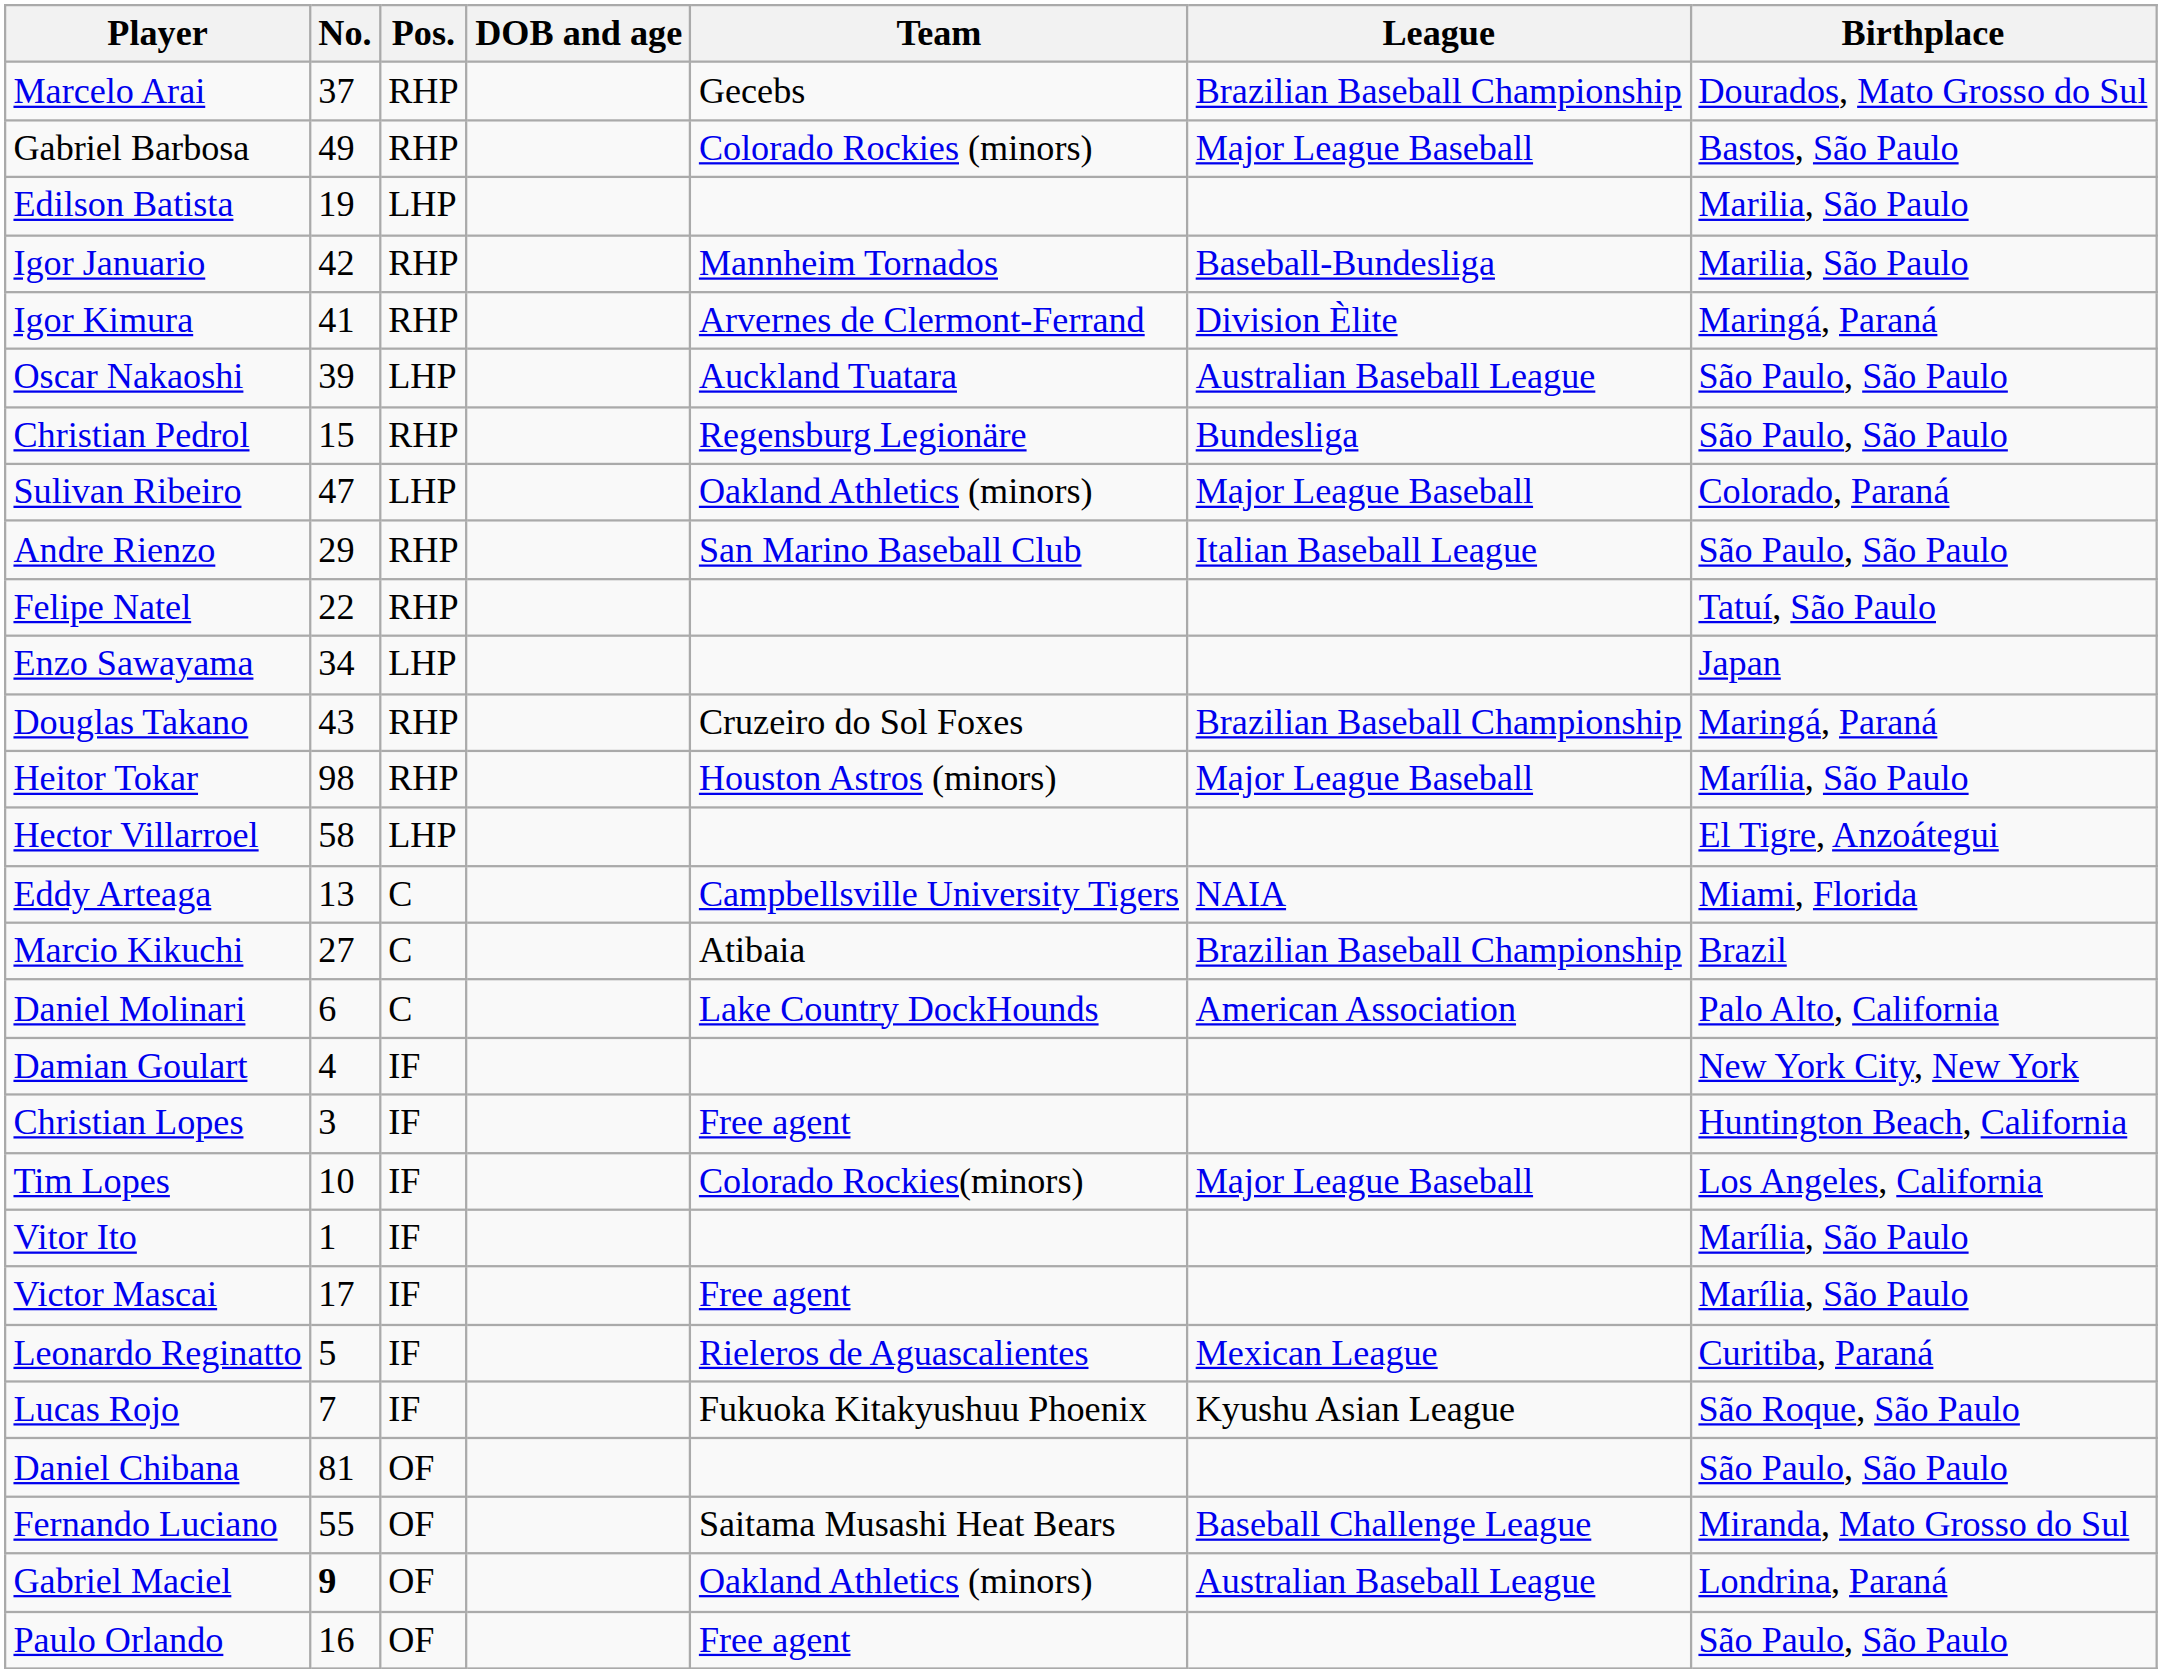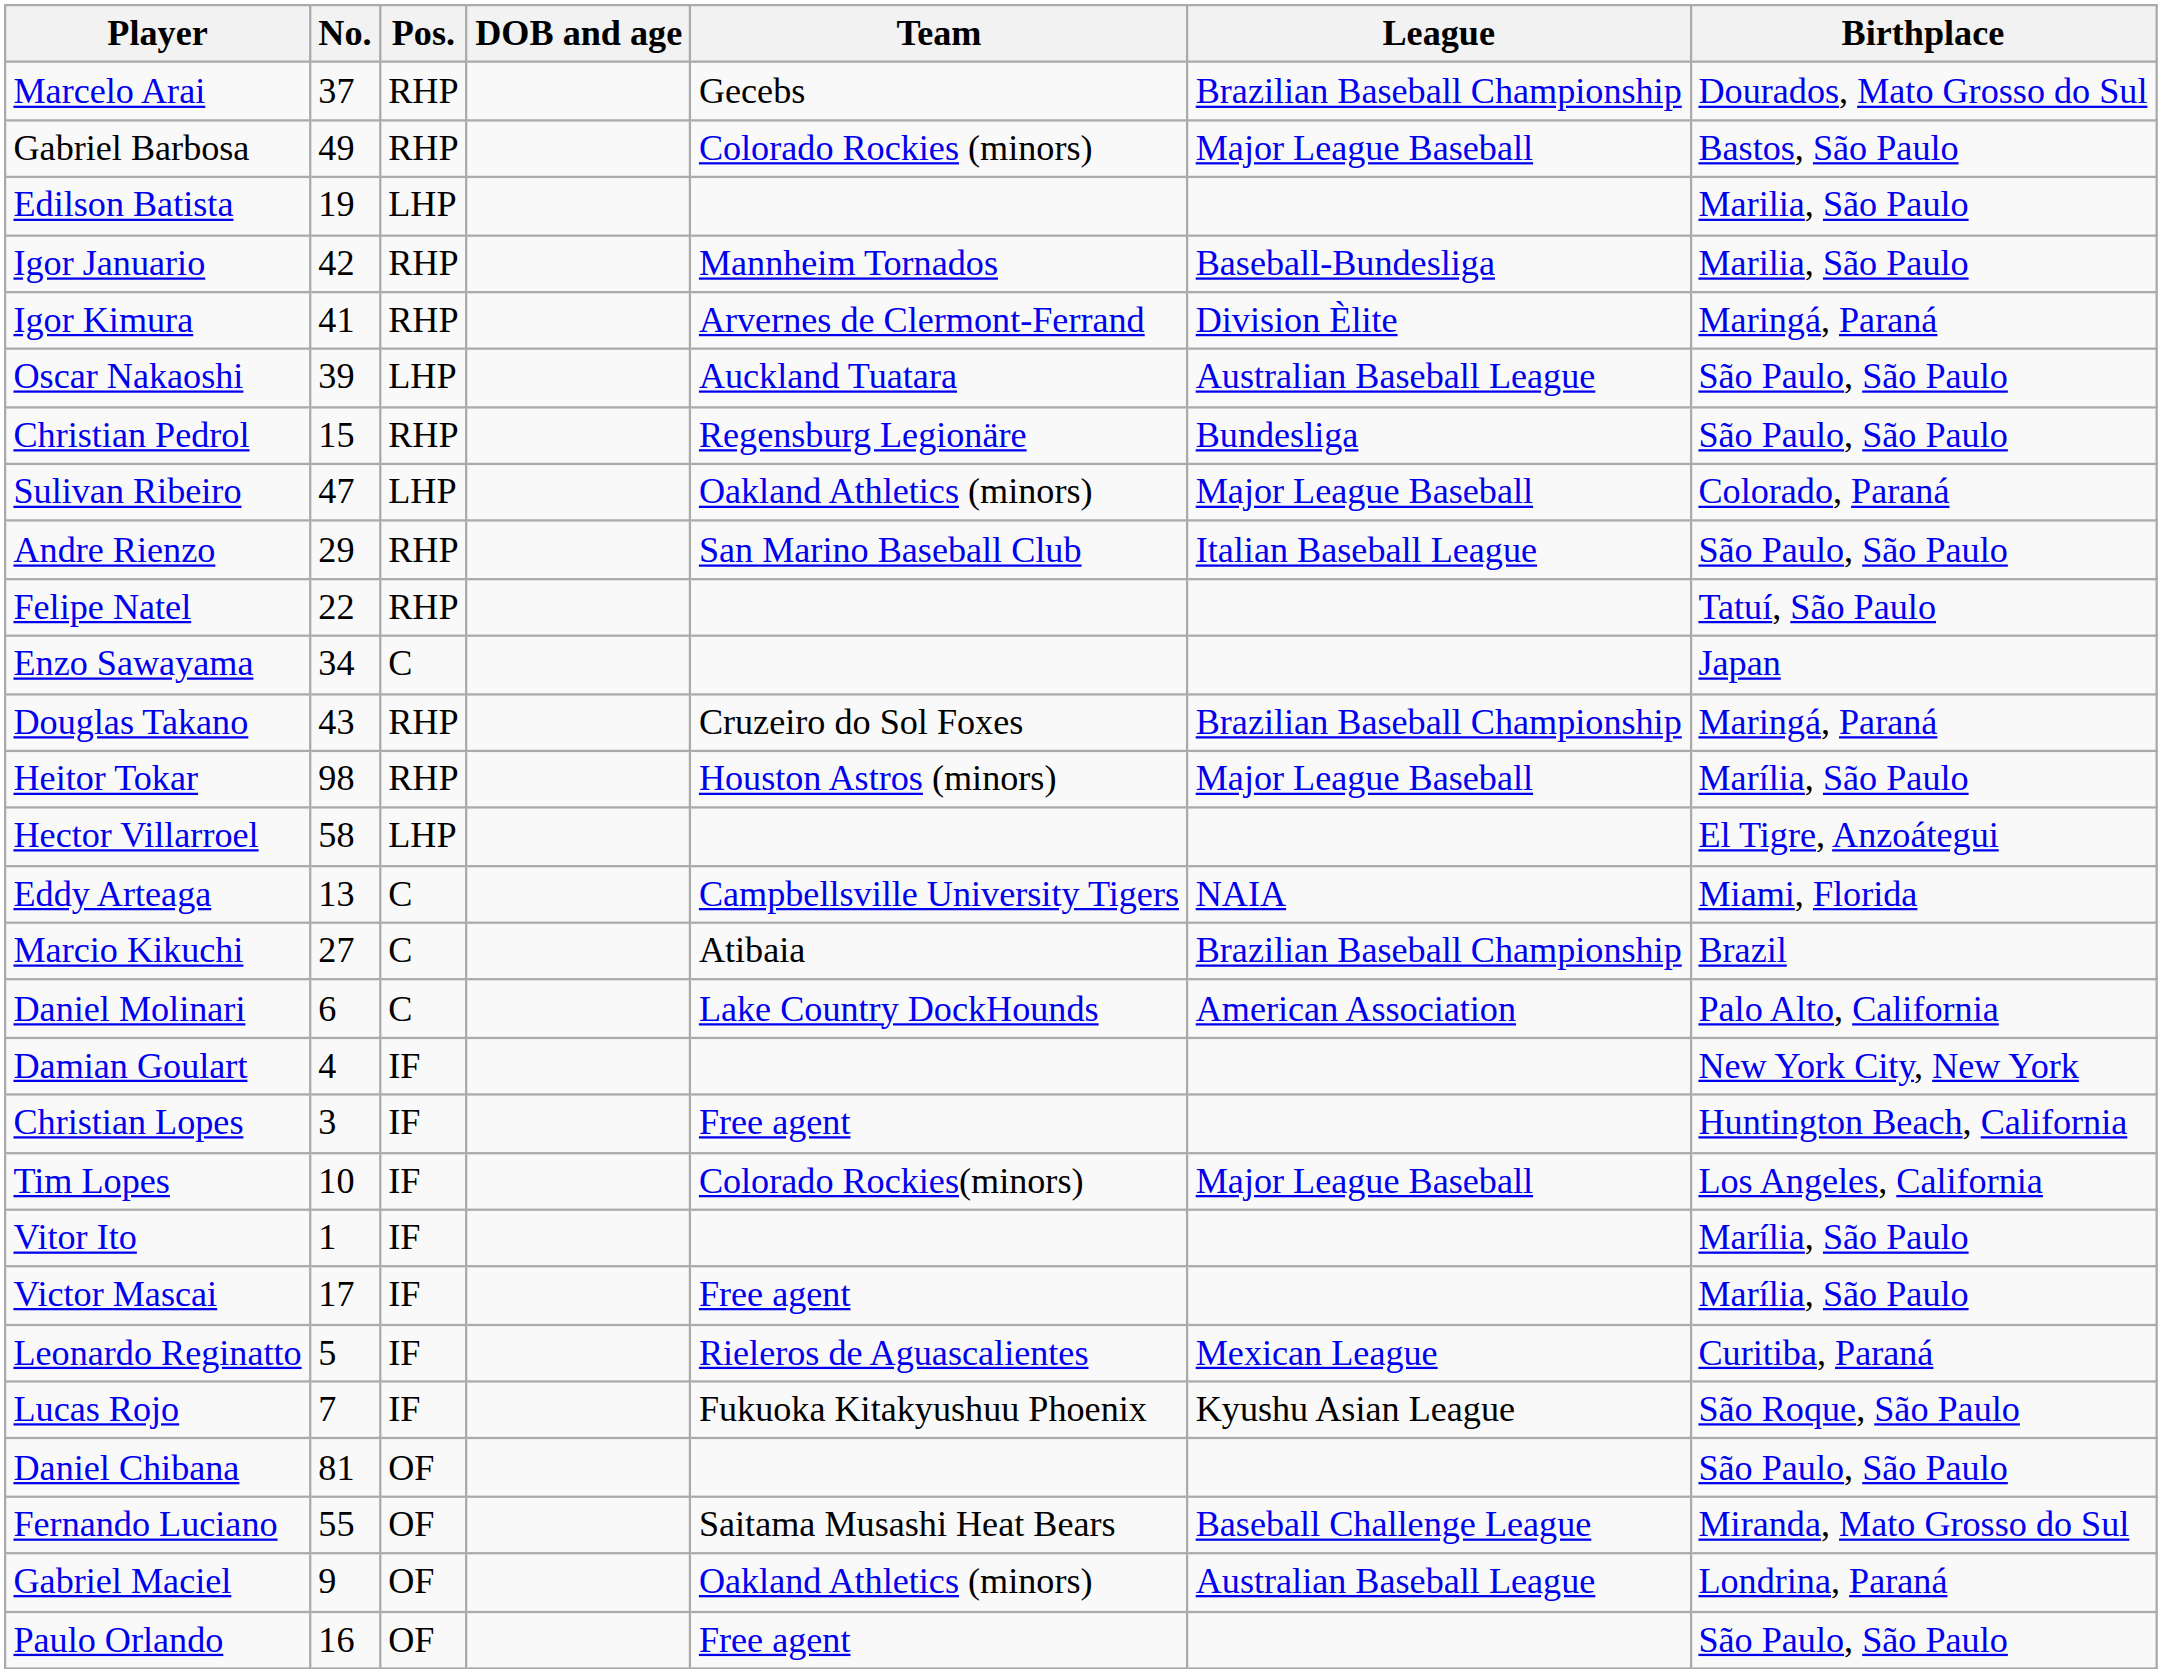(422, 663) LHP -> (400, 663) C
(327, 1581) bold -> (327, 1581) normal
